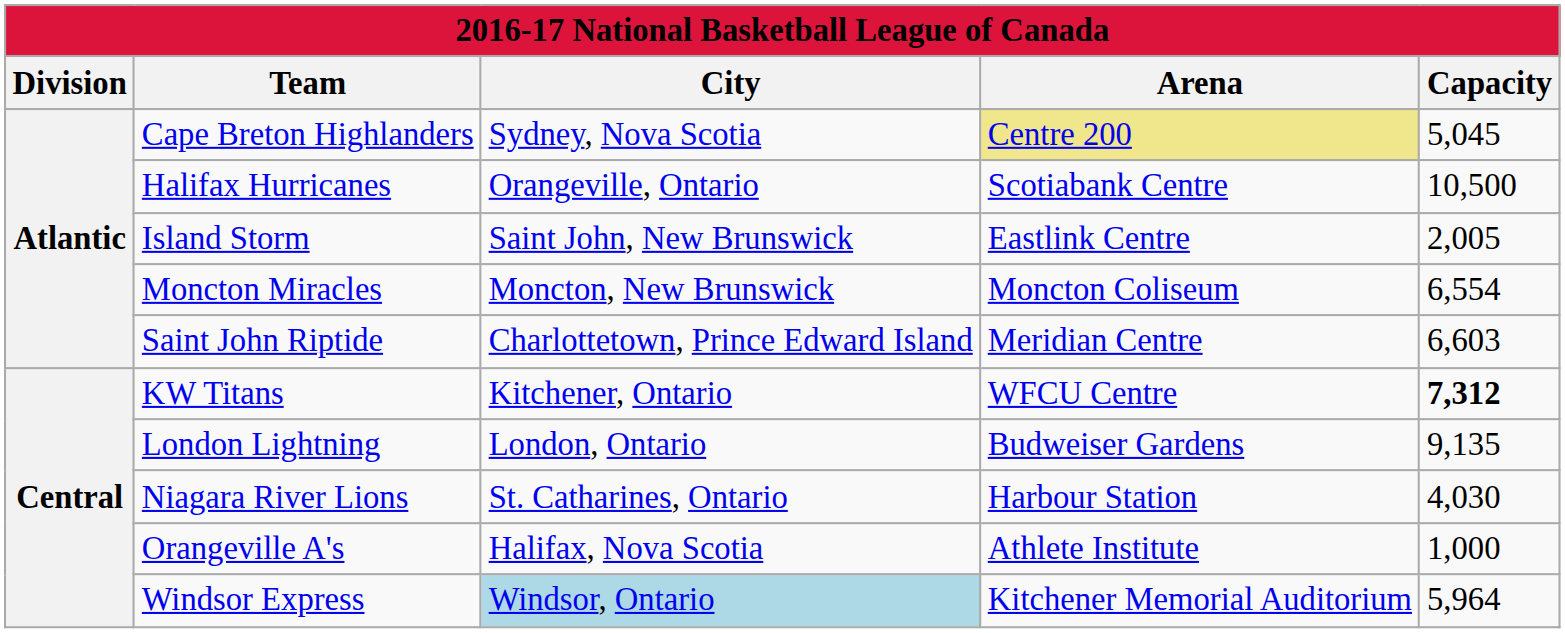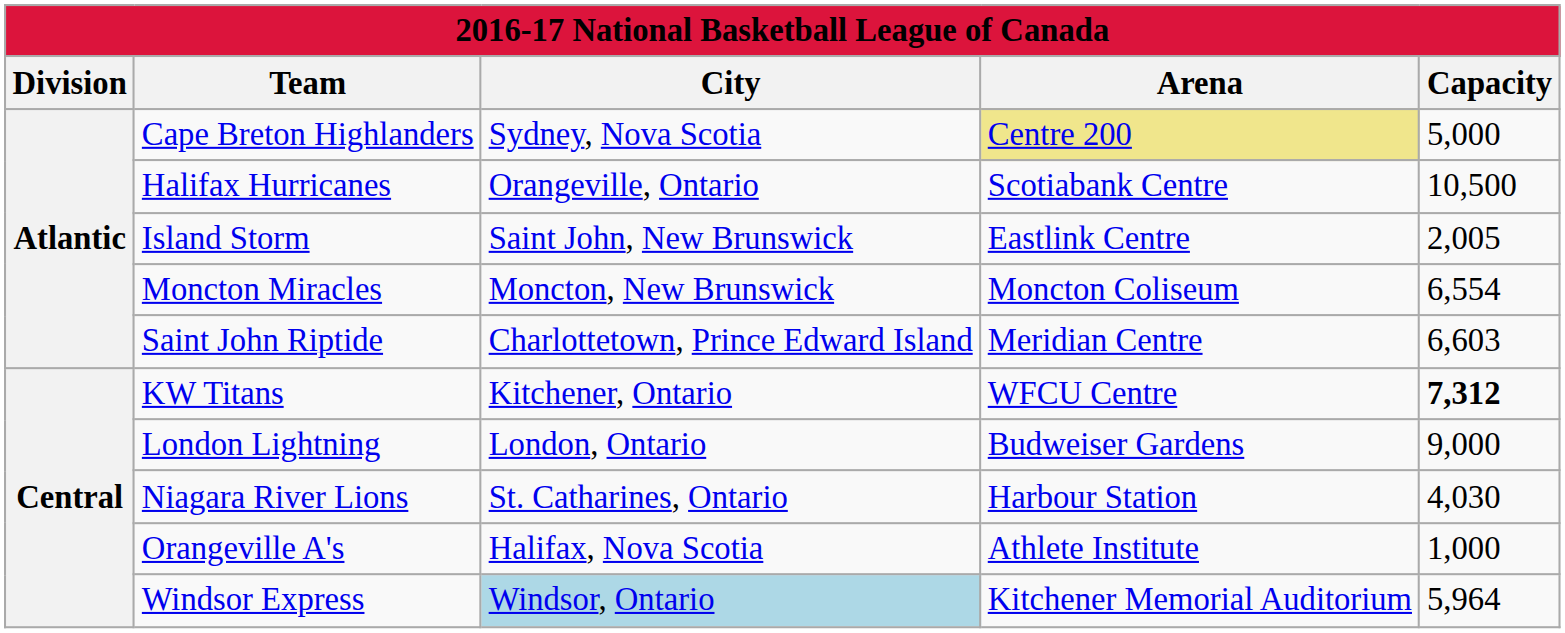(1464, 133) 5,045 -> (1464, 133) 5,000
(1464, 444) 9,135 -> (1464, 444) 9,000
